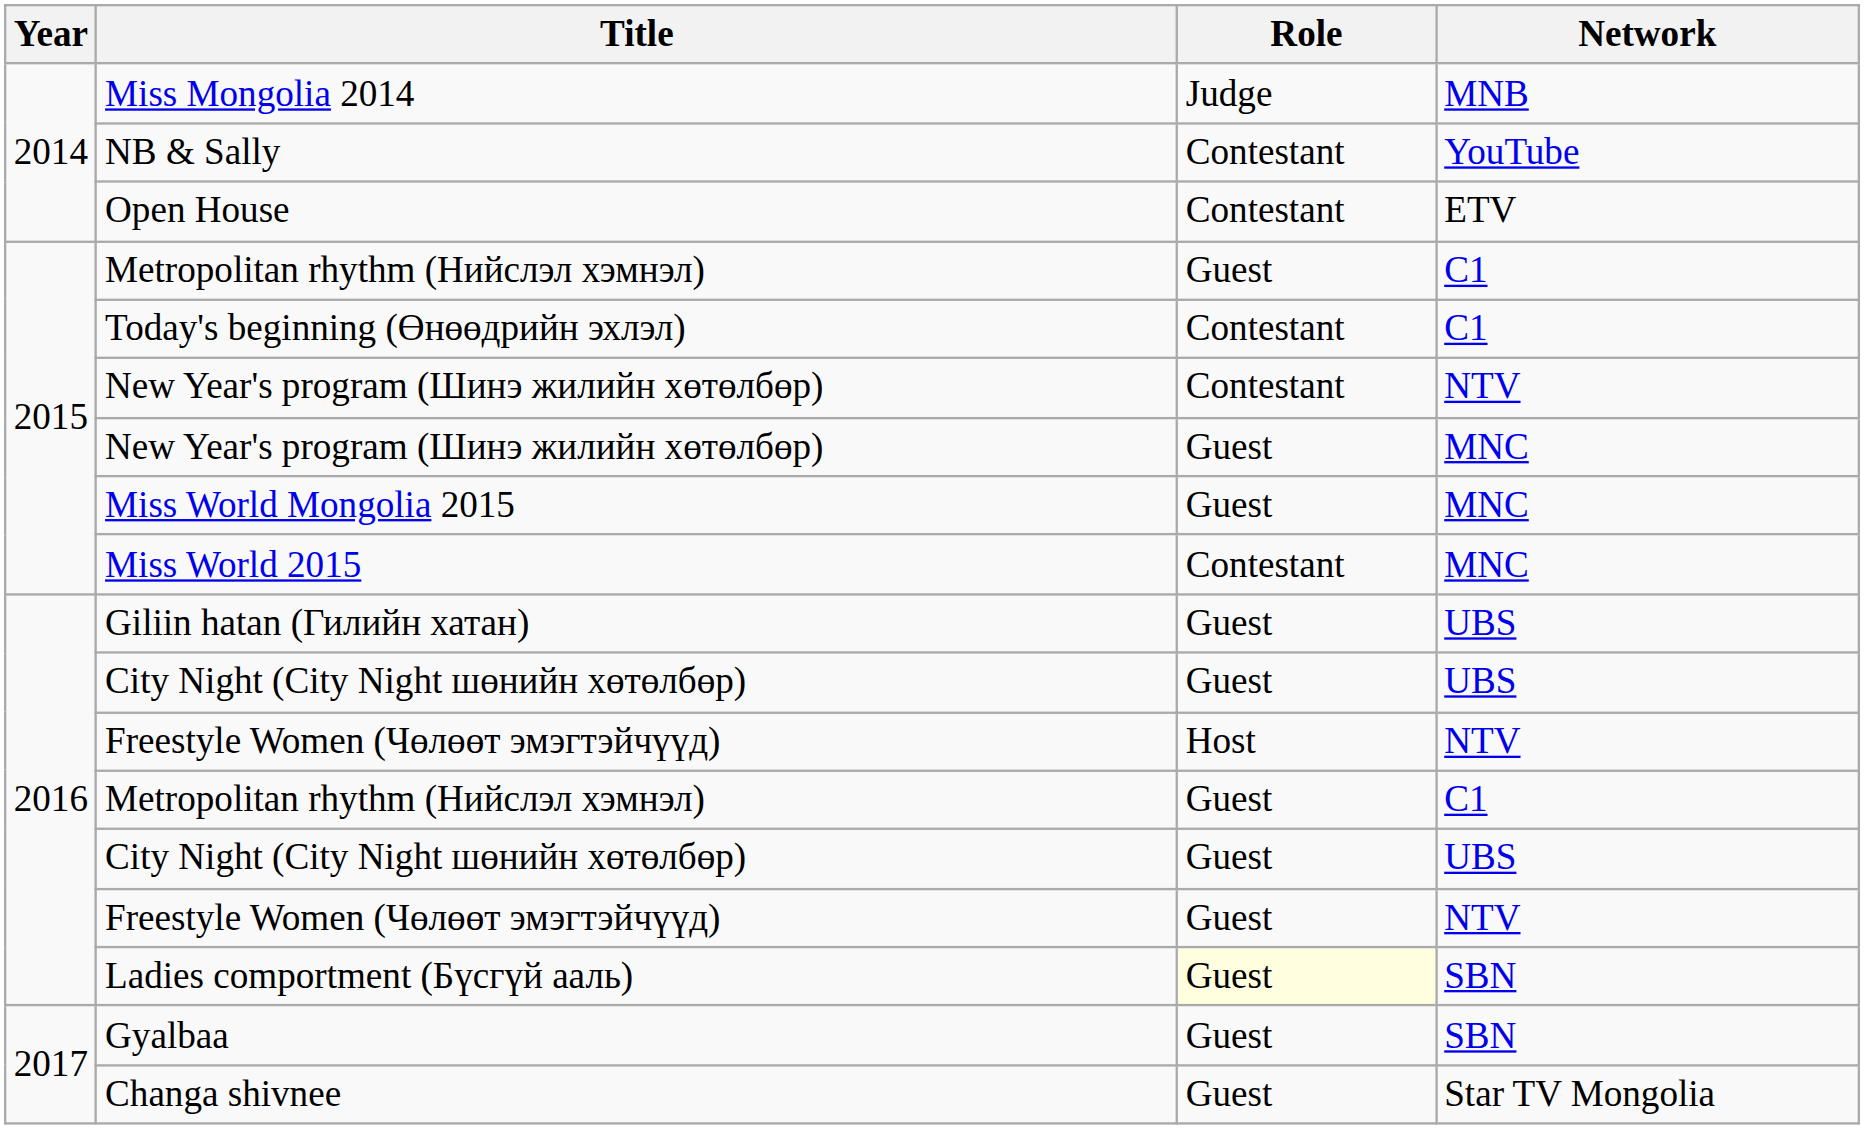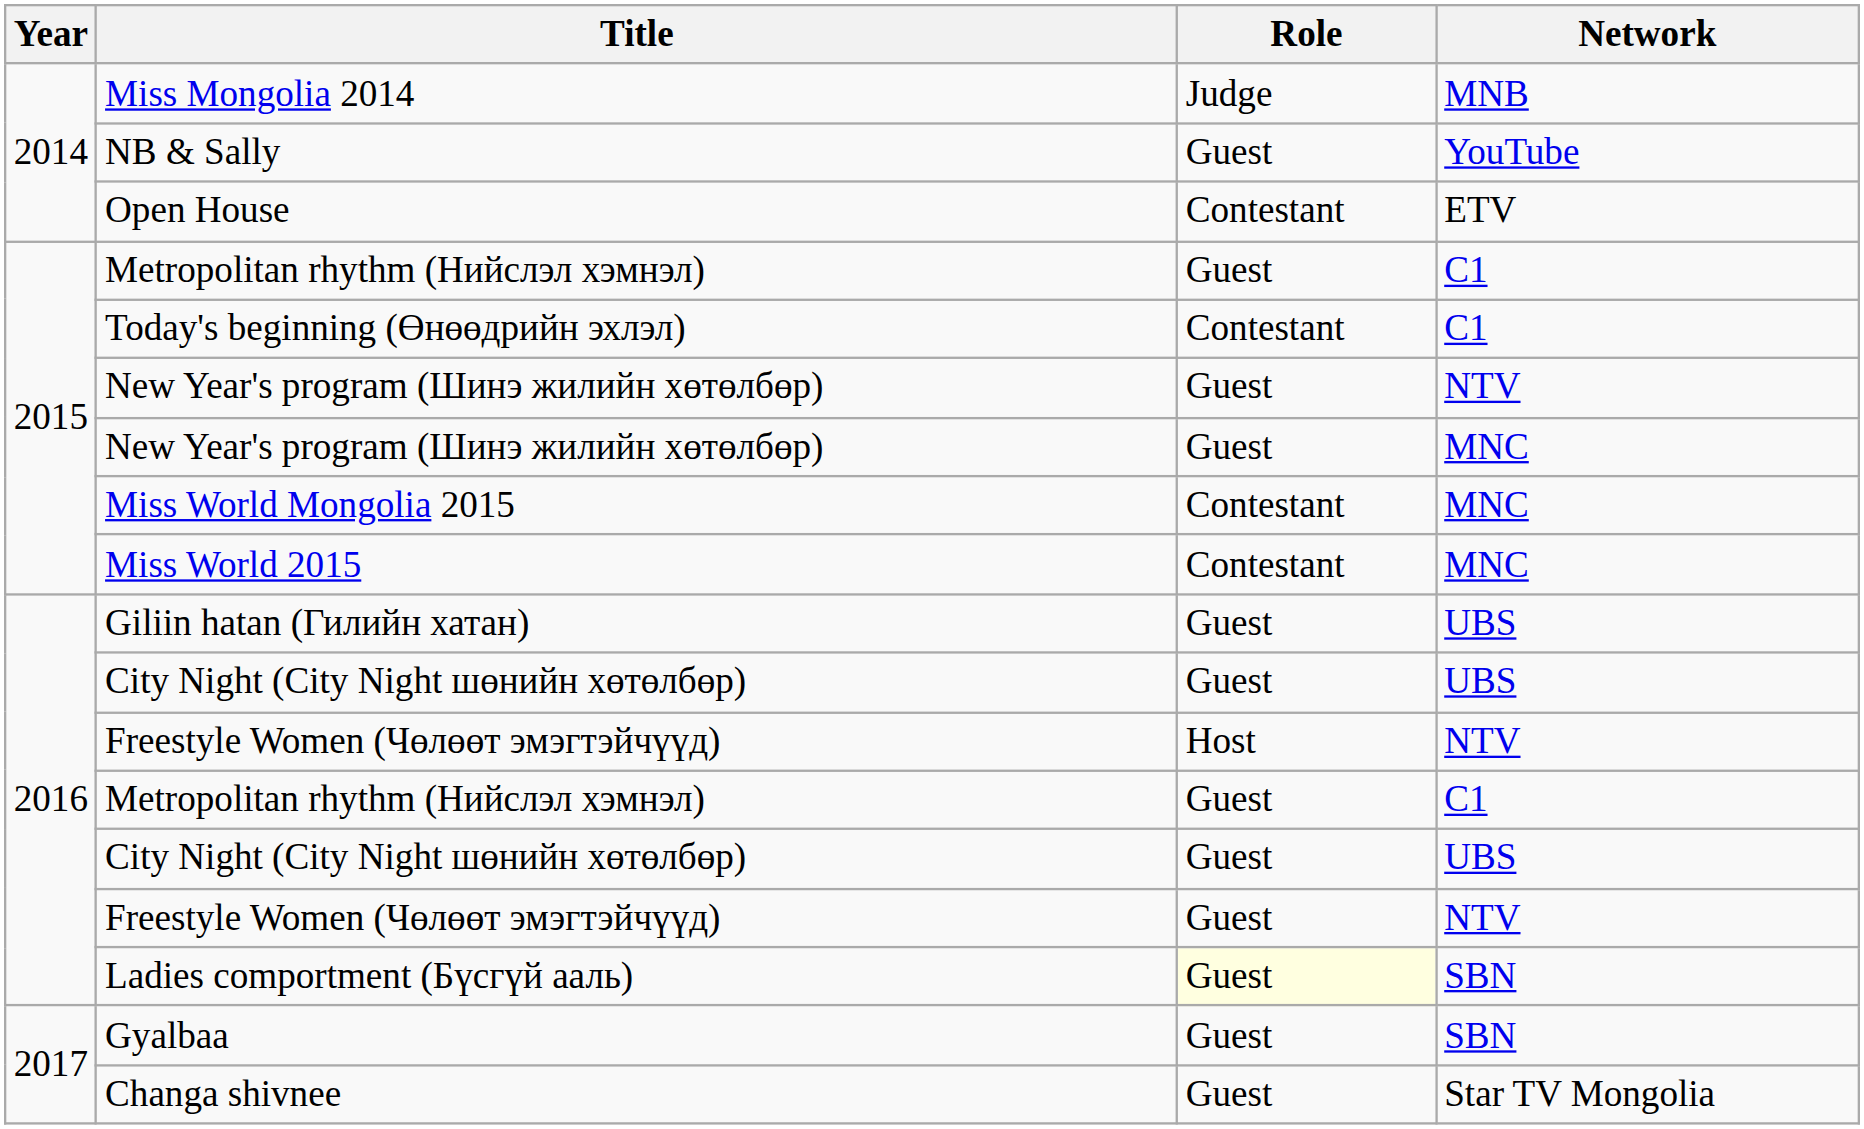(1265, 151) Contestant -> (1229, 151) Guest
(1265, 387) Contestant -> (1229, 387) Guest
(1229, 504) Guest -> (1265, 504) Contestant
